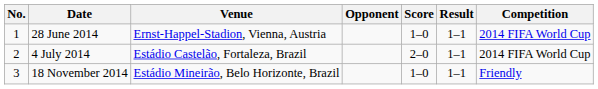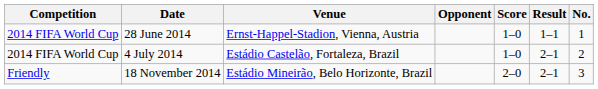columns swapped: (16, 14) <-> (535, 14)
(419, 53) 2–0 -> (512, 53) 1–0
(457, 53) 1–1 -> (549, 53) 2–1
(419, 73) 1–0 -> (512, 73) 2–0
(457, 73) 1–1 -> (549, 73) 2–1
